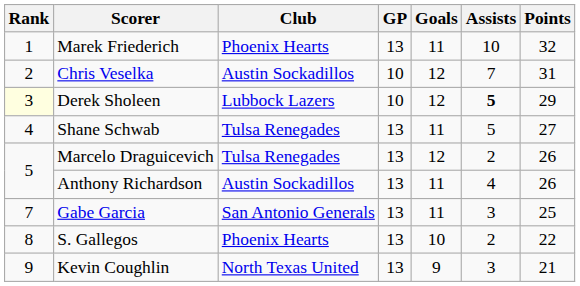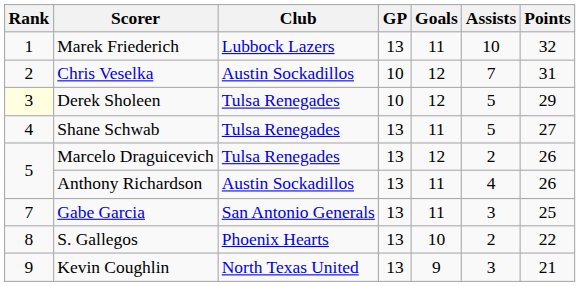(275, 45) Phoenix Hearts -> (278, 45) Lubbock Lazers
(278, 101) Lubbock Lazers -> (281, 101) Tulsa Renegades
(491, 101) bold -> (491, 101) normal
